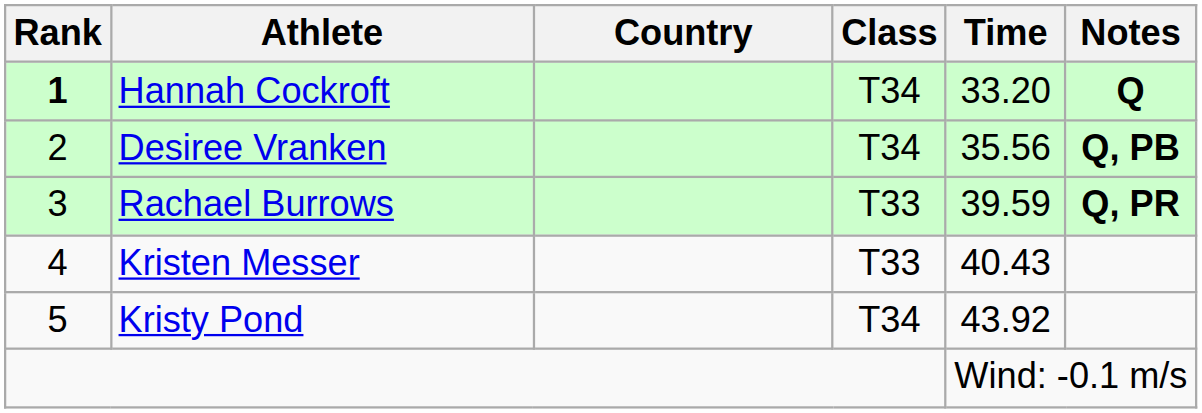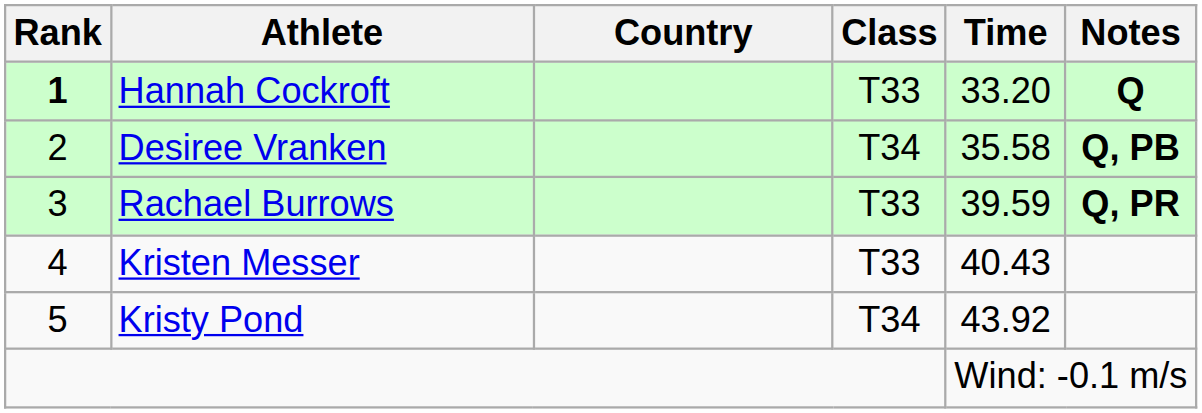(889, 90) T34 -> (889, 90) T33
(1006, 147) 35.56 -> (1006, 147) 35.58
